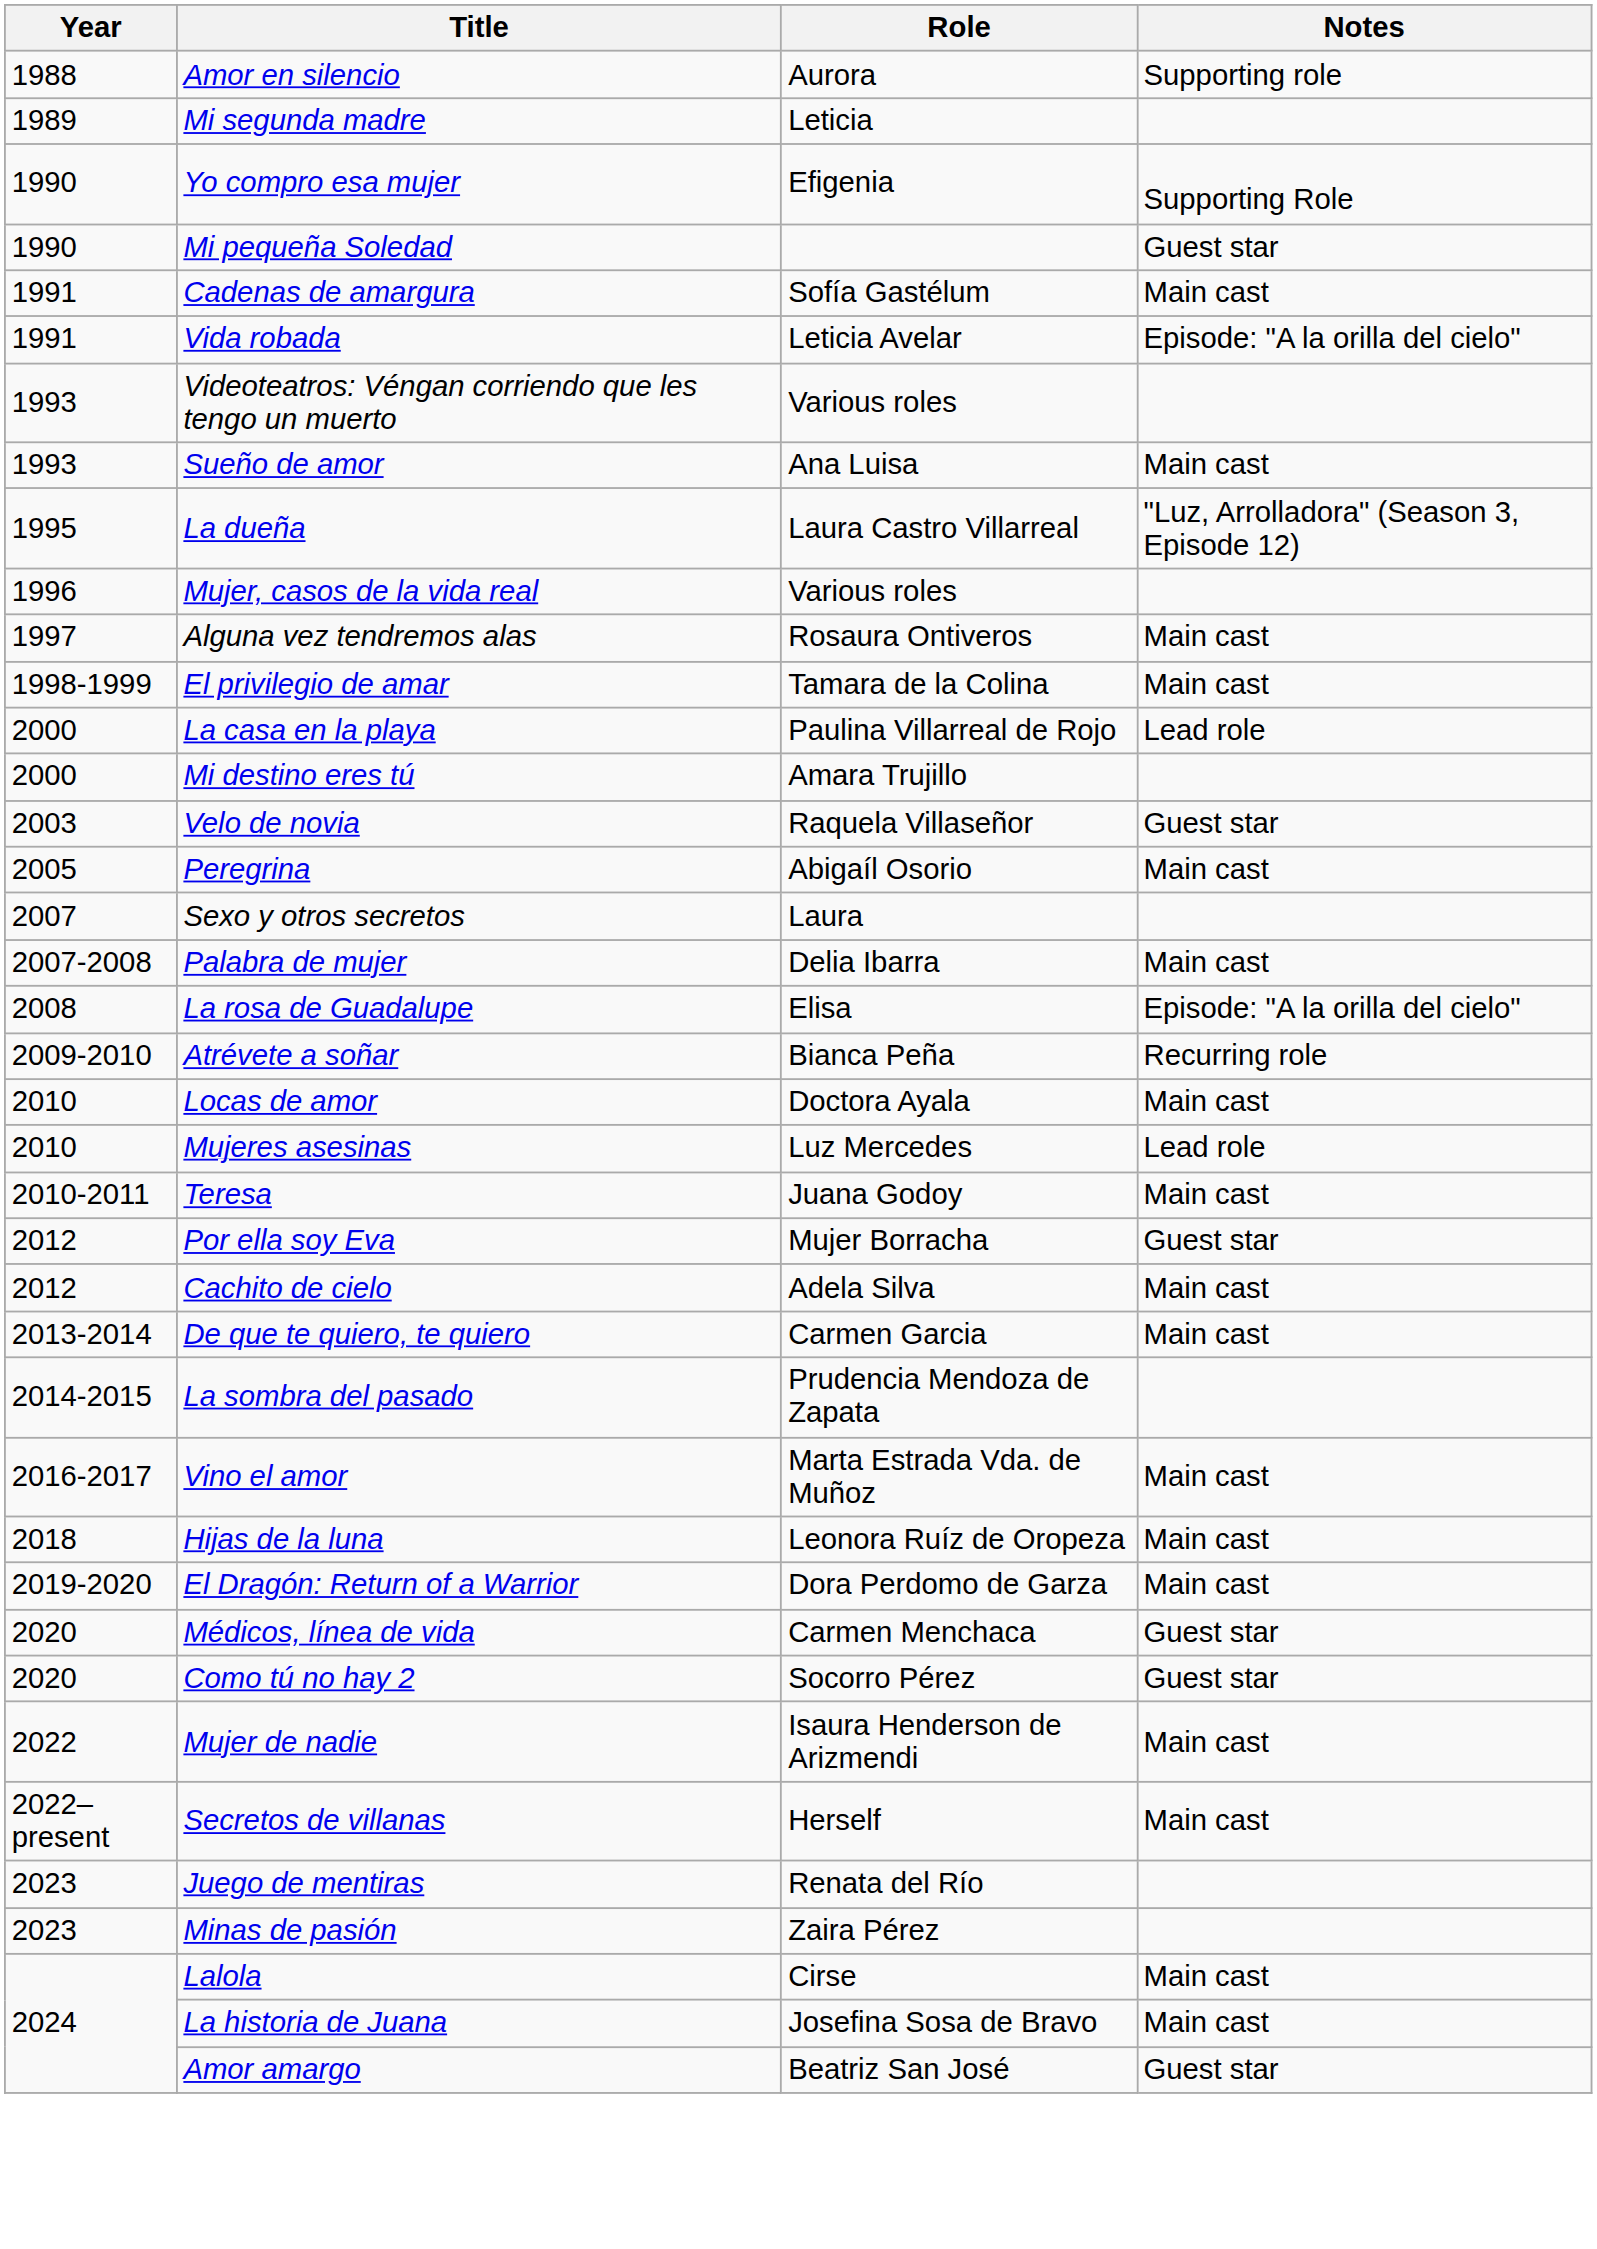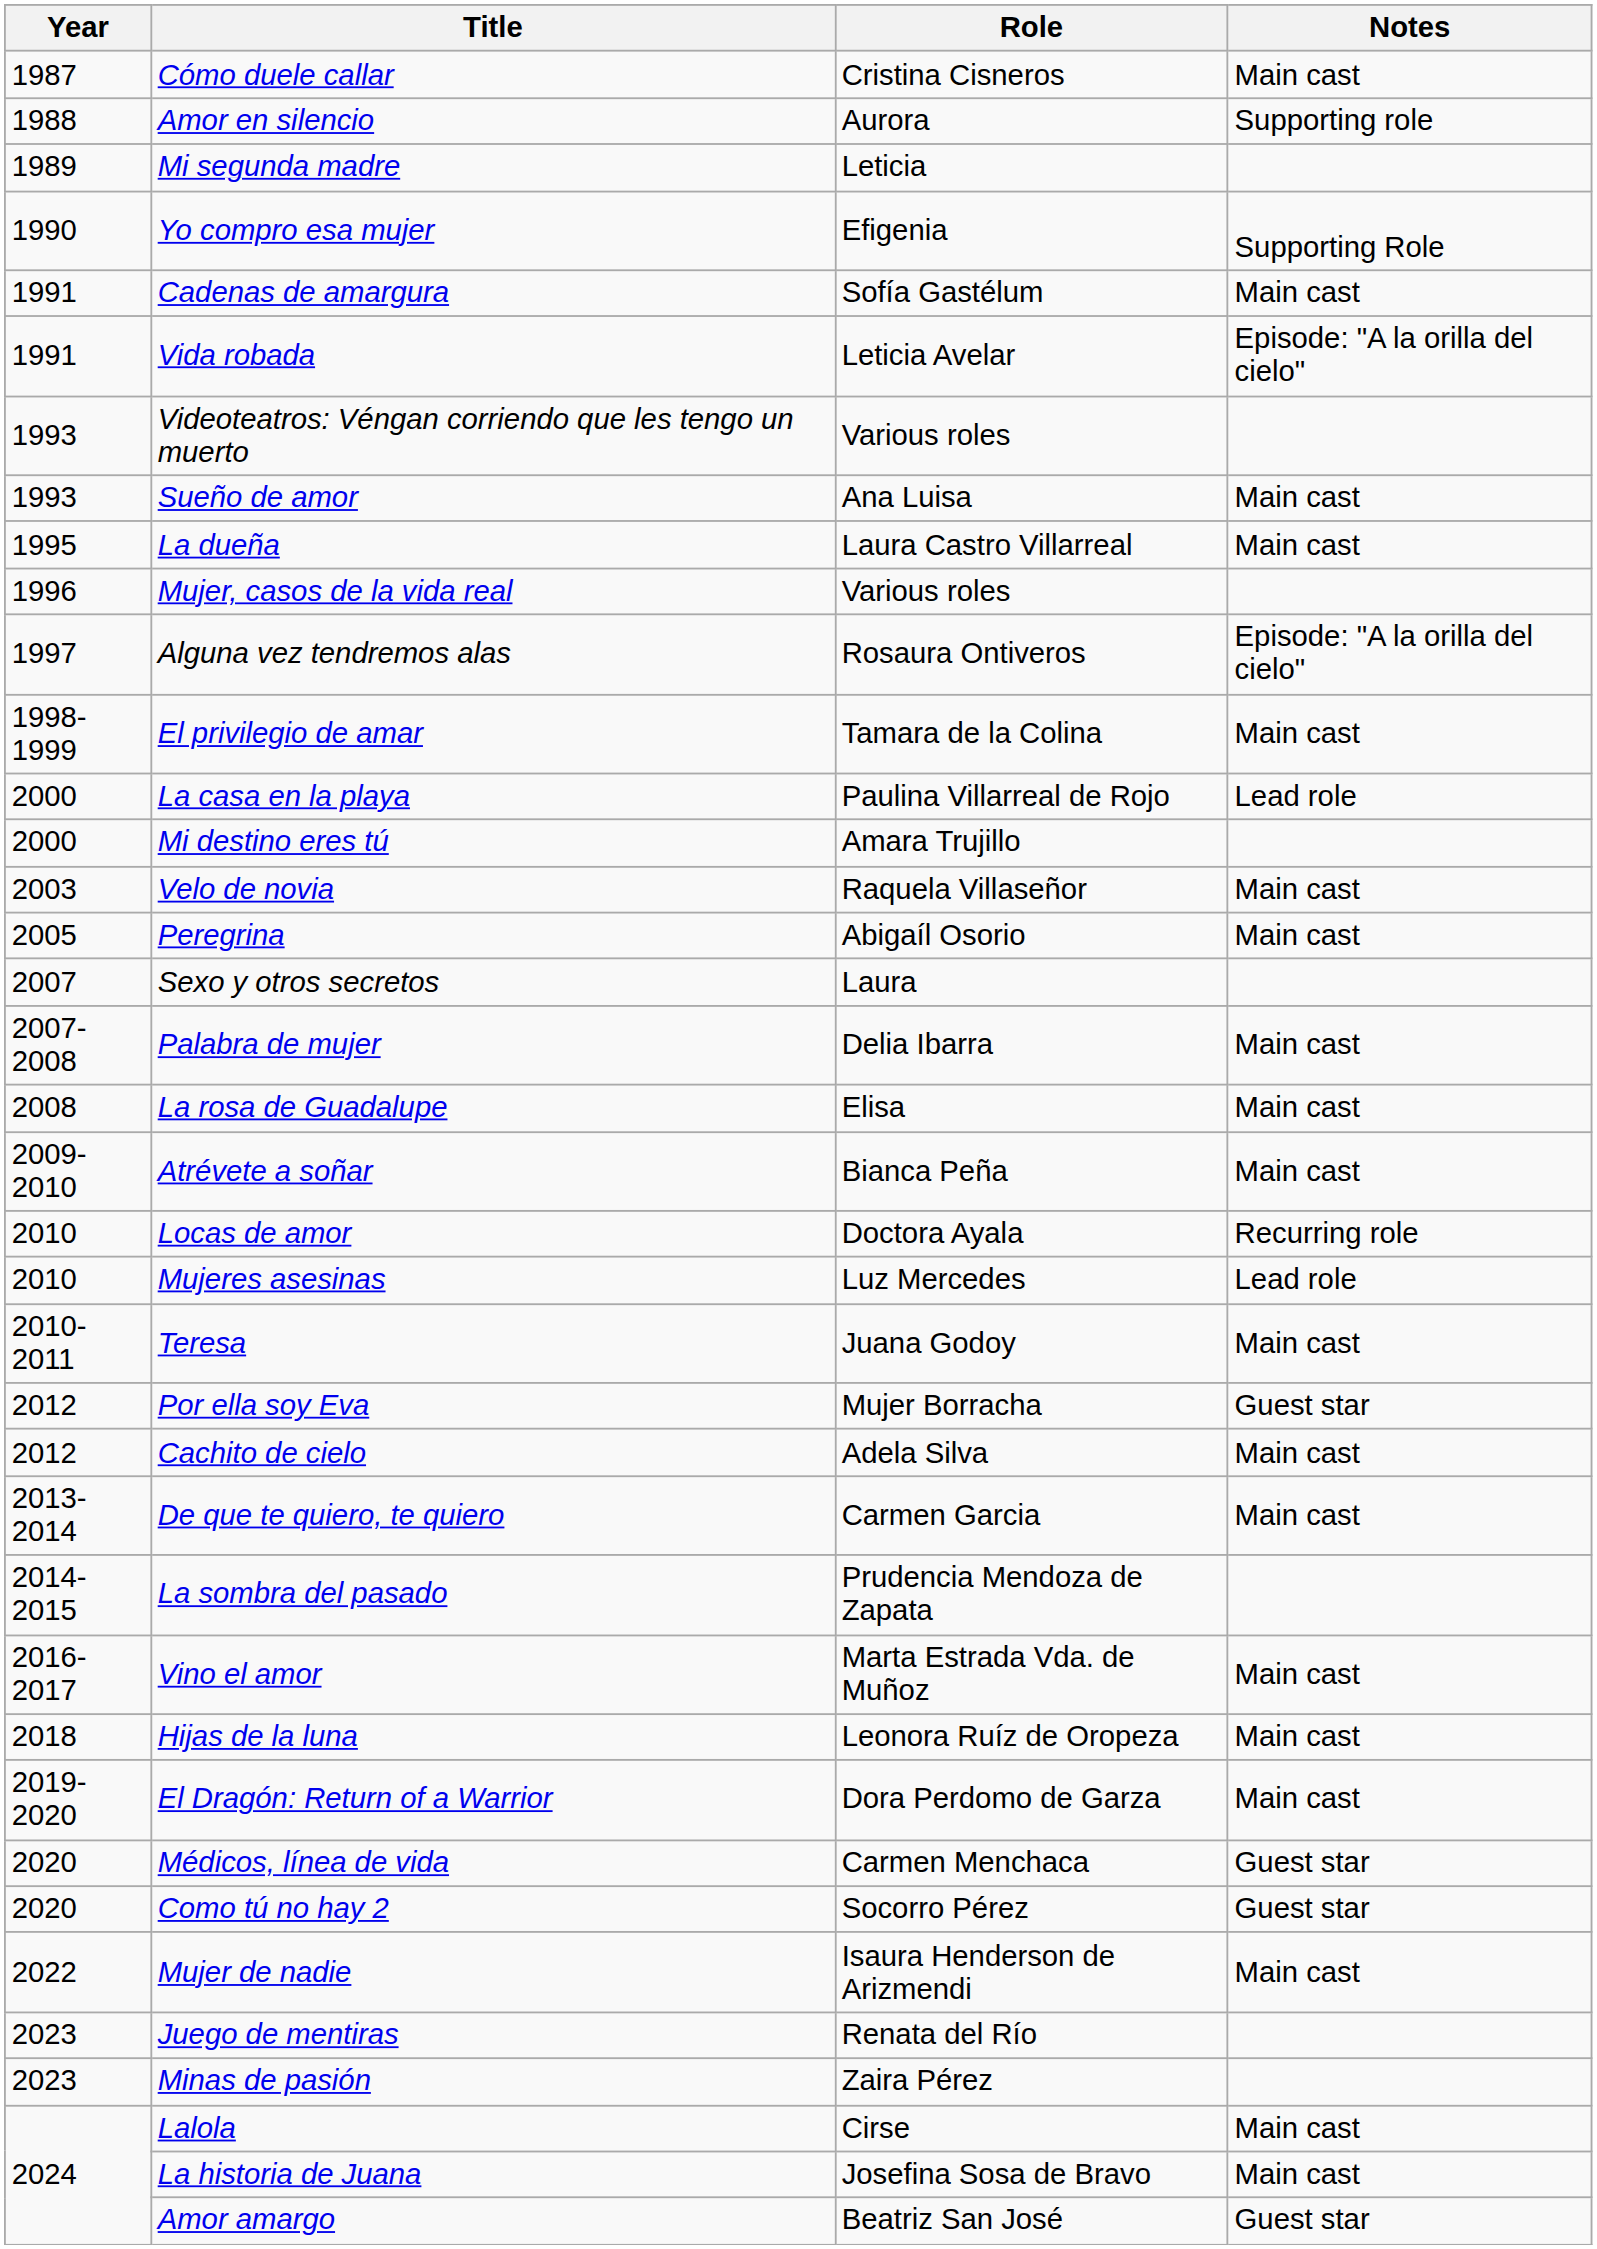+ row: (276, 74)
- row: (318, 246)
(1331, 527) "Luz, Arrolladora" (Season 3, Episode 12) -> (1297, 544) Main cast
(1206, 637) Main cast -> (1384, 653) Episode: "A la orilla del cielo"
(1211, 823) Guest star -> (1297, 888) Main cast
(1332, 1008) Episode: "A la orilla del cielo" -> (1297, 1107) Main cast
(1235, 1055) Recurring role -> (1297, 1170) Main cast
(1206, 1101) Main cast -> (1327, 1233) Recurring role
- row: (314, 1820)
